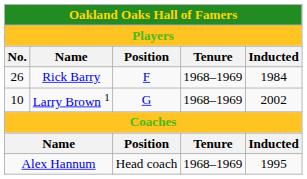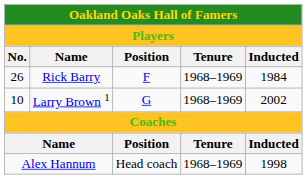(274, 164) 1995 -> (274, 164) 1998
